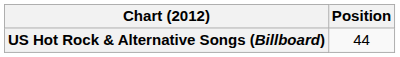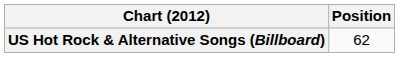(362, 40) 44 -> (362, 40) 62
